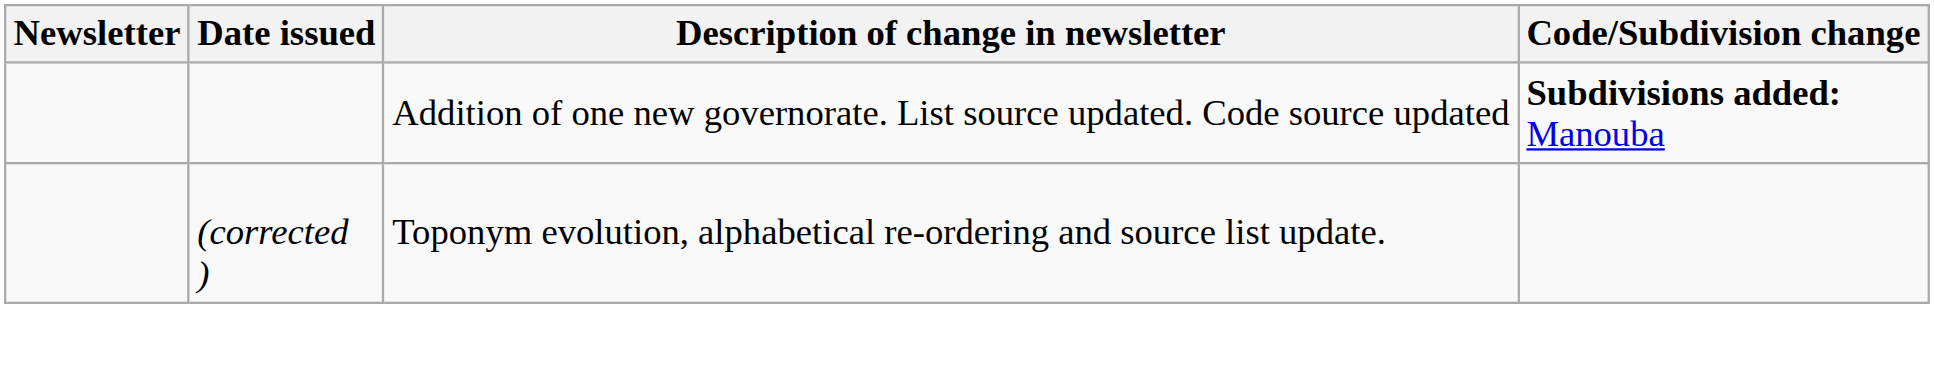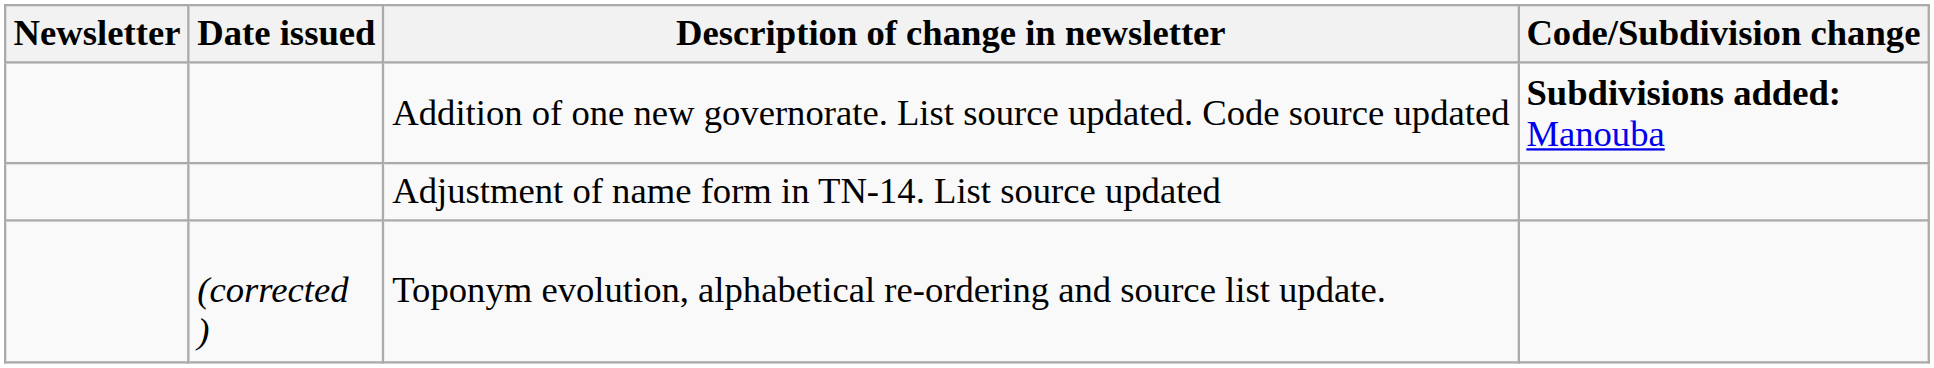+ row: (807, 190)
